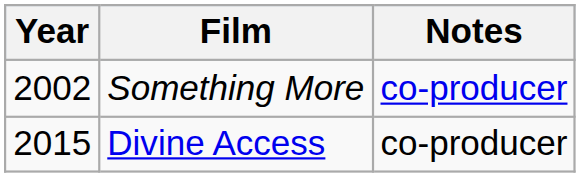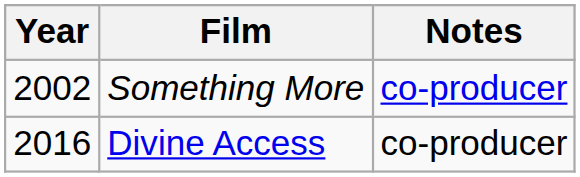(52, 143) 2015 -> (52, 143) 2016
